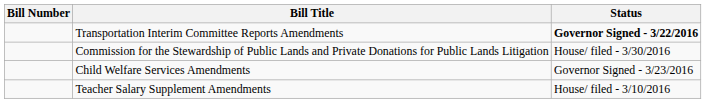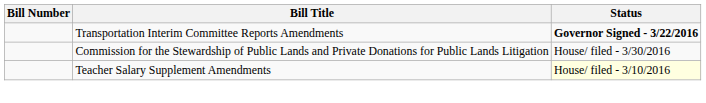- row: (163, 70)
(612, 88) no background -> (612, 70) lightyellow background
